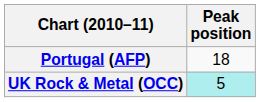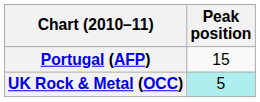(221, 59) 18 -> (221, 59) 15
